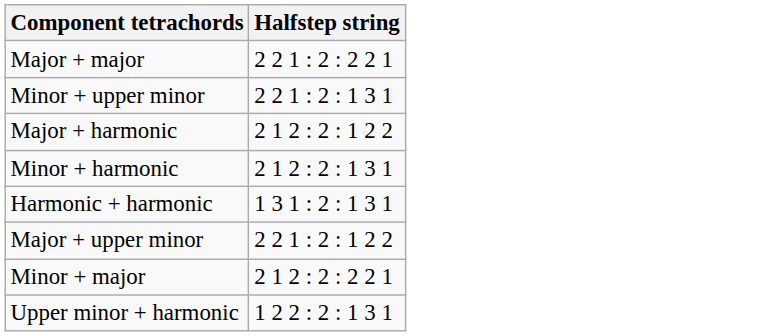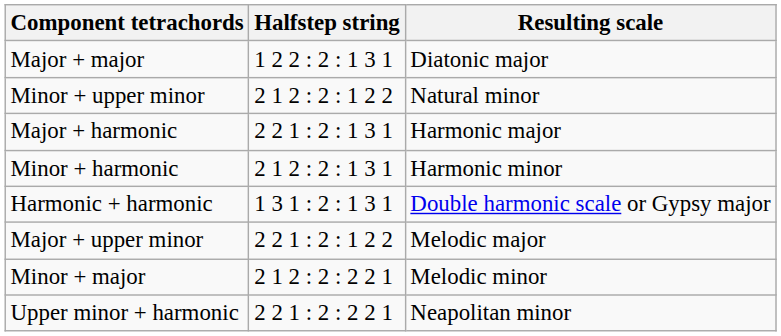+ column: (591, 22)
(324, 58) 2 2 1 : 2 : 2 2 1 -> (324, 58) 1 2 2 : 2 : 1 3 1
(324, 95) 2 2 1 : 2 : 1 3 1 -> (324, 95) 2 1 2 : 2 : 1 2 2
(324, 131) 2 1 2 : 2 : 1 2 2 -> (324, 131) 2 2 1 : 2 : 1 3 1
(324, 312) 1 2 2 : 2 : 1 3 1 -> (324, 312) 2 2 1 : 2 : 2 2 1
